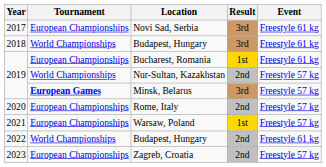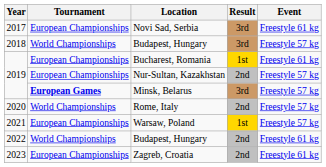(289, 44) Freestyle 61 kg -> (289, 44) Freestyle 57 kg
(73, 75) World Championships -> (79, 75) European Championships
(79, 107) European Championships -> (73, 107) World Championships
(289, 154) Freestyle 57 kg -> (289, 154) Freestyle 61 kg
